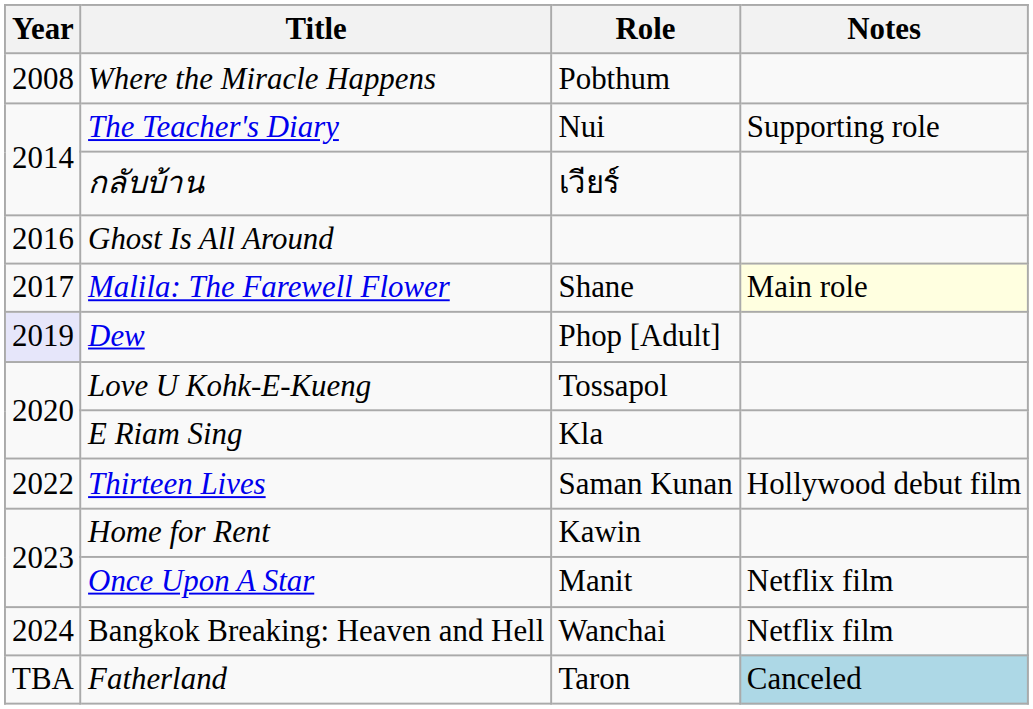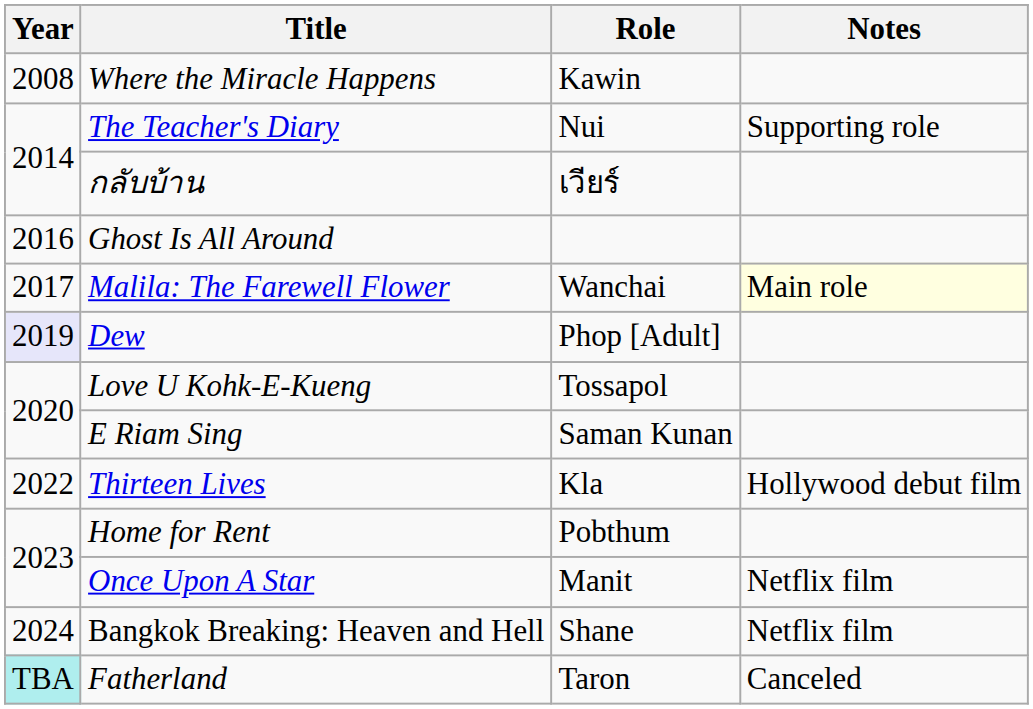(614, 77) Pobthum -> (600, 77) Kawin
(596, 287) Shane -> (612, 287) Wanchai
(581, 434) Kla -> (646, 434) Saman Kunan
(646, 483) Saman Kunan -> (581, 483) Kla
(600, 532) Kawin -> (614, 532) Pobthum
(612, 630) Wanchai -> (596, 630) Shane
(43, 679) no background -> (43, 679) paleturquoise background
(804, 679) lightblue background -> (804, 679) no background
